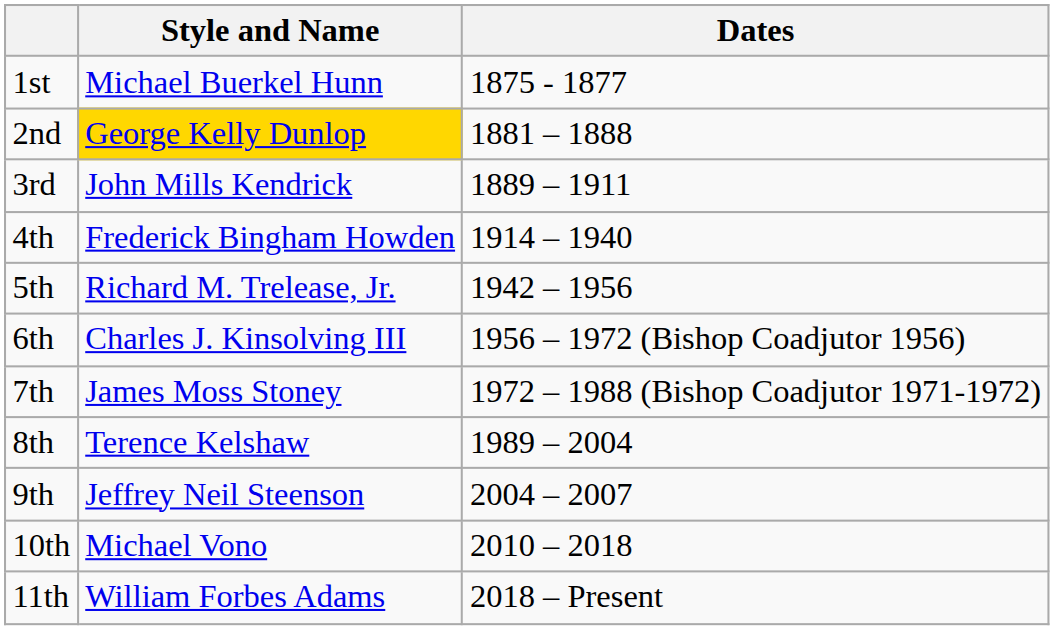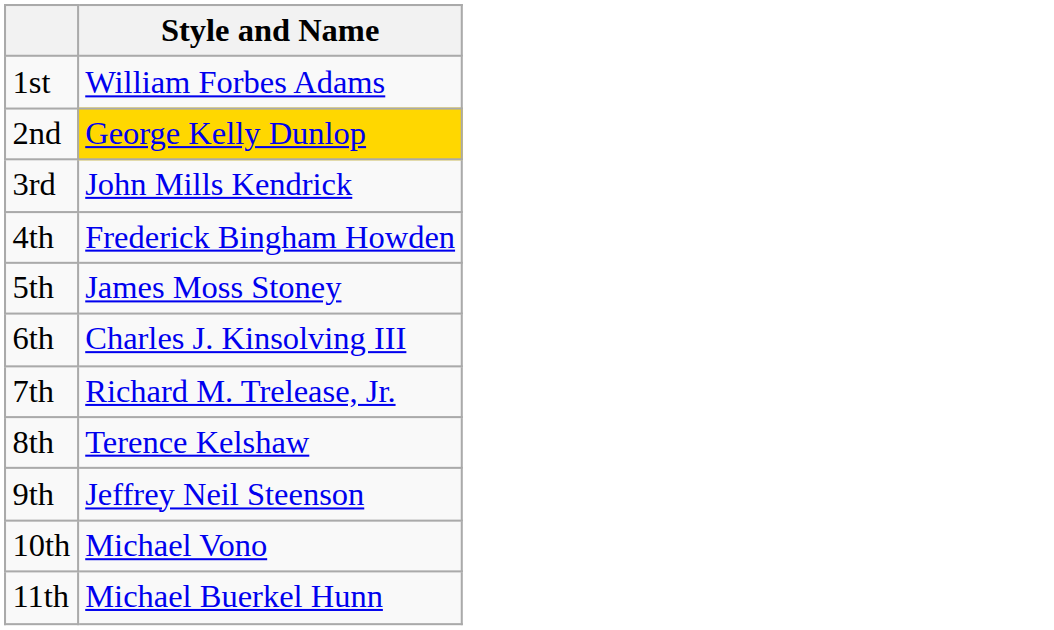- column: (756, 30)
(234, 81) Michael Buerkel Hunn -> (235, 81) William Forbes Adams
(240, 287) Richard M. Trelease, Jr. -> (213, 287) James Moss Stoney
(213, 390) James Moss Stoney -> (240, 390) Richard M. Trelease, Jr.
(235, 596) William Forbes Adams -> (234, 596) Michael Buerkel Hunn
